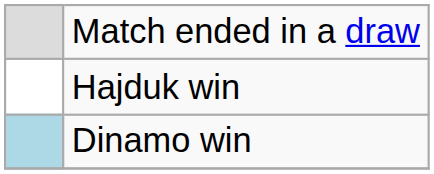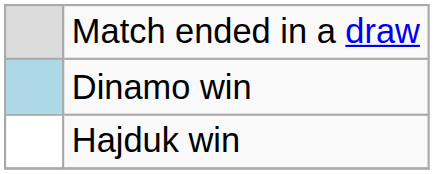rows swapped: (162, 140) <-> (156, 86)
